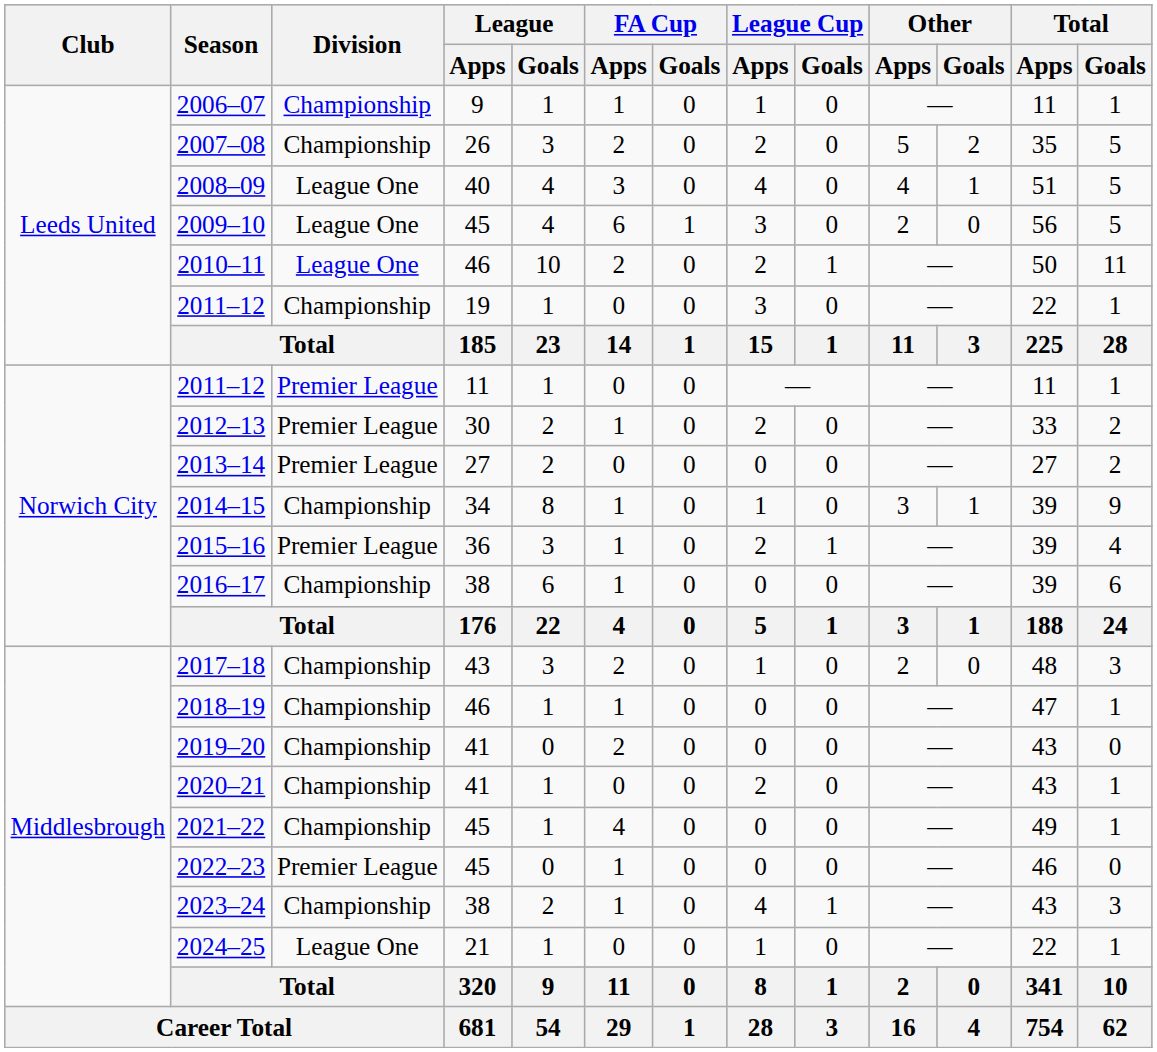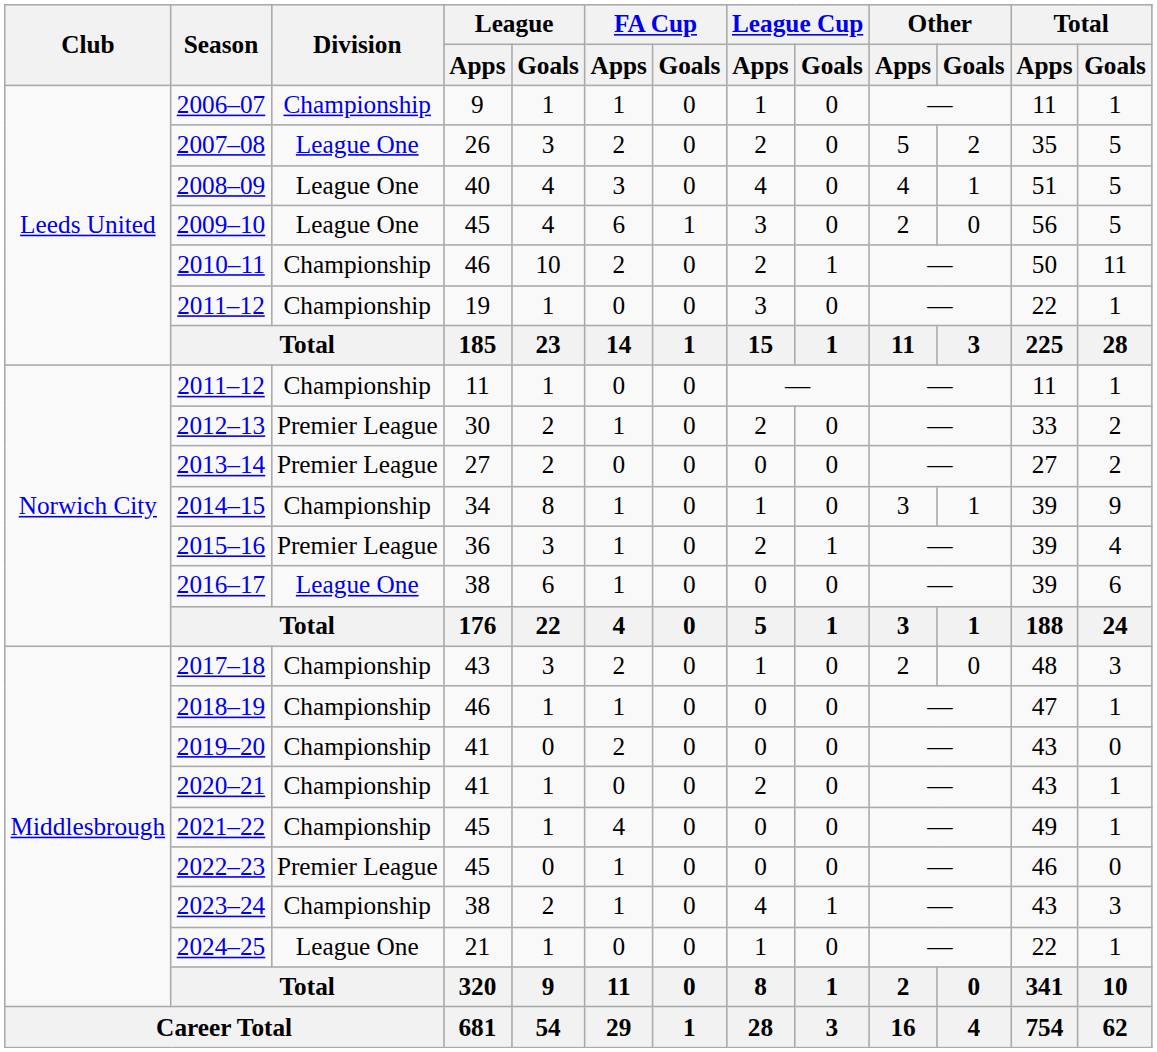(357, 144) Championship -> (357, 144) League One
(357, 265) League One -> (357, 265) Championship
(357, 385) Premier League -> (357, 385) Championship
(357, 585) Championship -> (357, 585) League One
